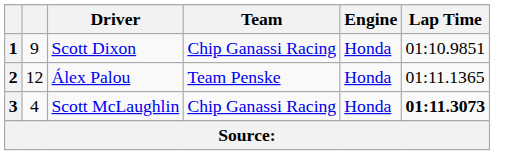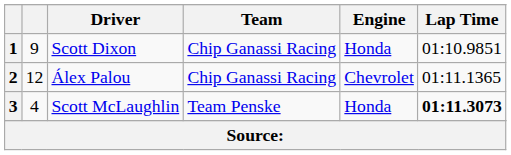(234, 77) Team Penske -> (262, 77) Chip Ganassi Racing
(368, 77) Honda -> (379, 77) Chevrolet
(262, 106) Chip Ganassi Racing -> (234, 106) Team Penske
